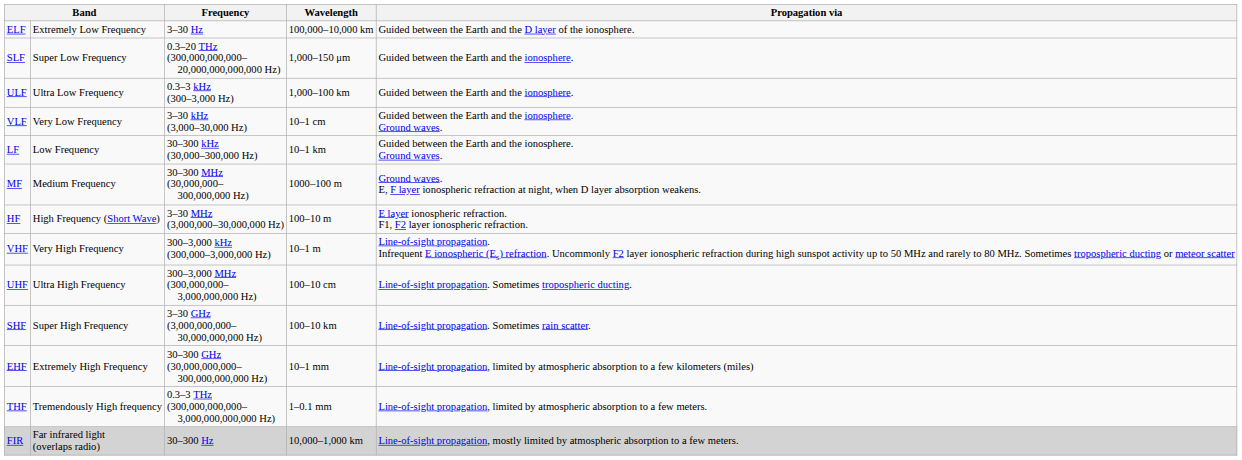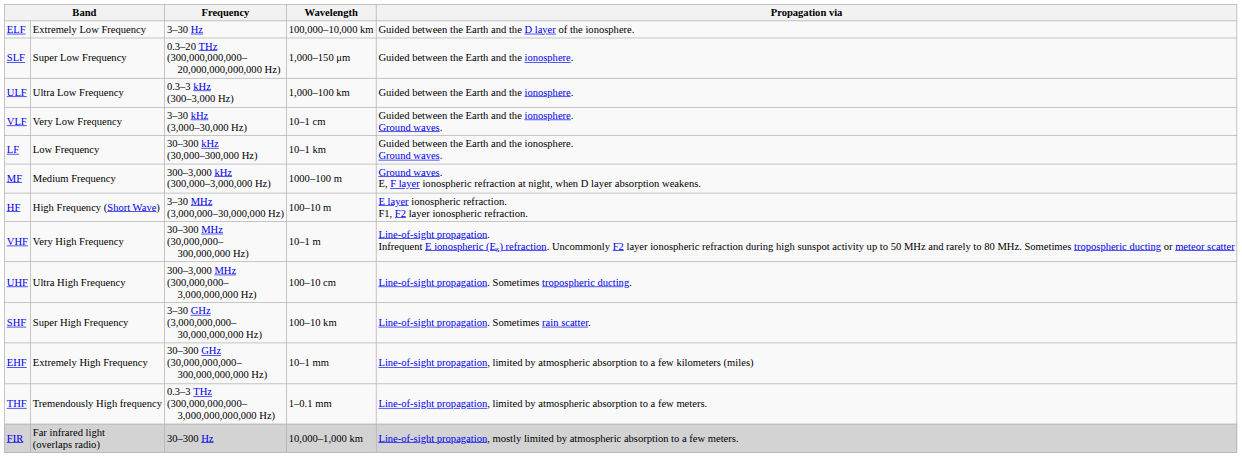(208, 184) 30–300 MHz (30,000,000– 300,000,000 Hz) -> (219, 178) 300–3,000 kHz (300,000–3,000,000 Hz)
(219, 249) 300–3,000 kHz (300,000–3,000,000 Hz) -> (208, 241) 30–300 MHz (30,000,000– 300,000,000 Hz)
